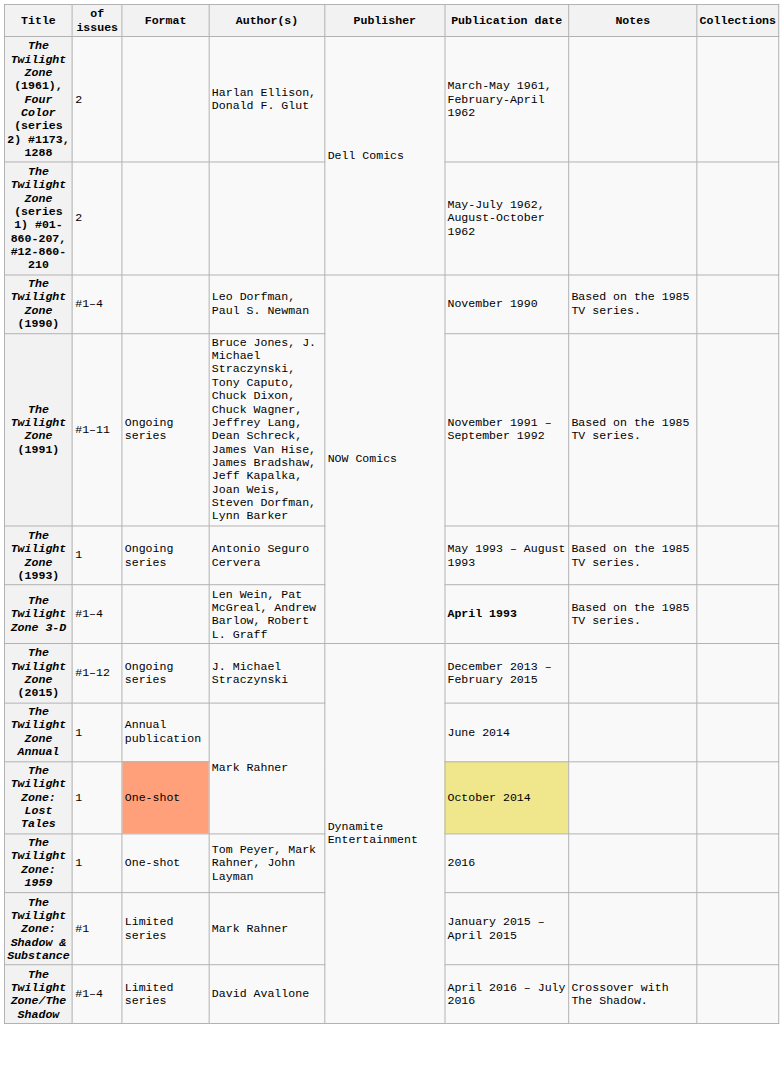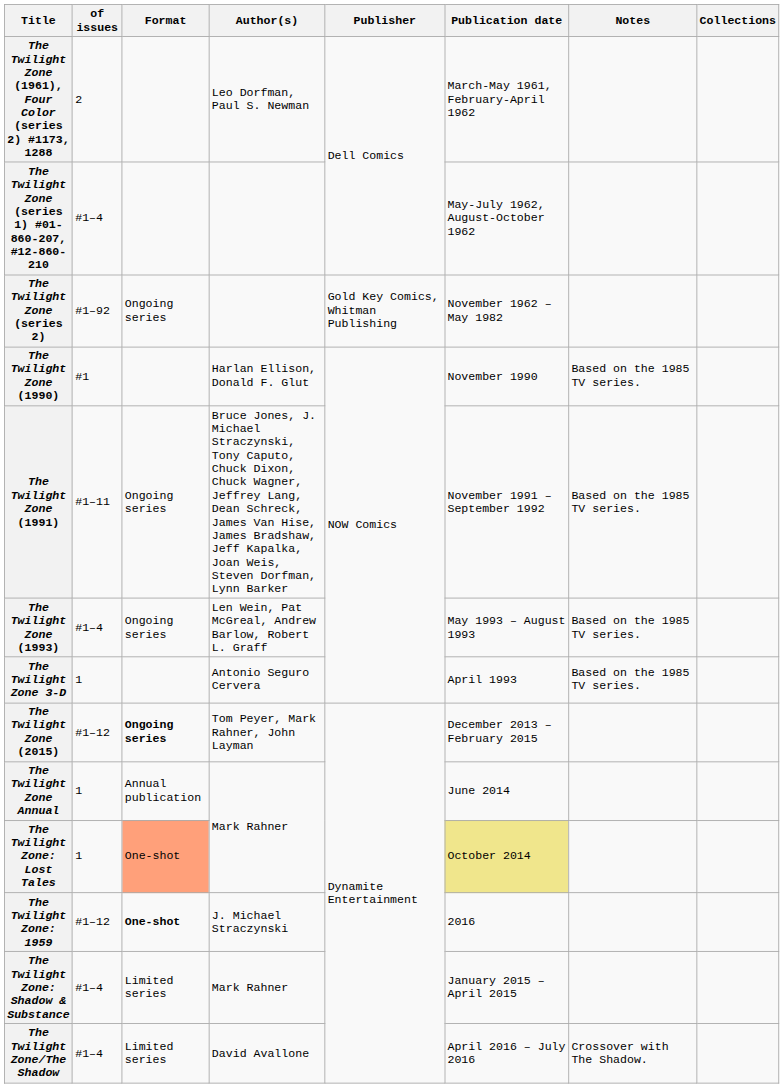(264, 99) Harlan Ellison, Donald F. Glut -> (260, 99) Leo Dorfman, Paul S. Newman
(79, 218) 2 -> (89, 218) #1–4
+ row: (38, 311)
(89, 304) #1–4 -> (82, 376) #1
(260, 304) Leo Dorfman, Paul S. Newman -> (264, 376) Harlan Ellison, Donald F. Glut
(79, 555) 1 -> (89, 628) #1–4
(260, 555) Antonio Seguro Cervera -> (264, 628) Len Wein, Pat McGreal, Andrew Barlow, Robert L. Graff
(89, 614) #1–4 -> (79, 680) 1
(264, 614) Len Wein, Pat McGreal, Andrew Barlow, Robert L. Graff -> (260, 680) Antonio Seguro Cervera
(482, 614) bold -> (482, 680) normal
(149, 673) normal -> (149, 732) bold
(250, 673) J. Michael Straczynski -> (264, 732) Tom Peyer, Mark Rahner, John Layman
(79, 863) 1 -> (93, 922) #1–12
(153, 863) normal -> (153, 922) bold
(264, 863) Tom Peyer, Mark Rahner, John Layman -> (250, 922) J. Michael Straczynski
(82, 929) #1 -> (89, 988) #1–4
